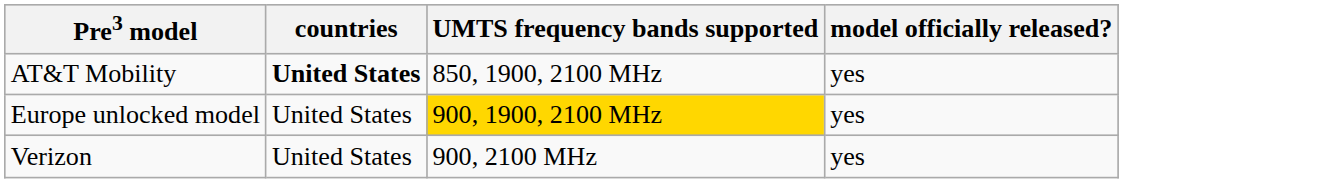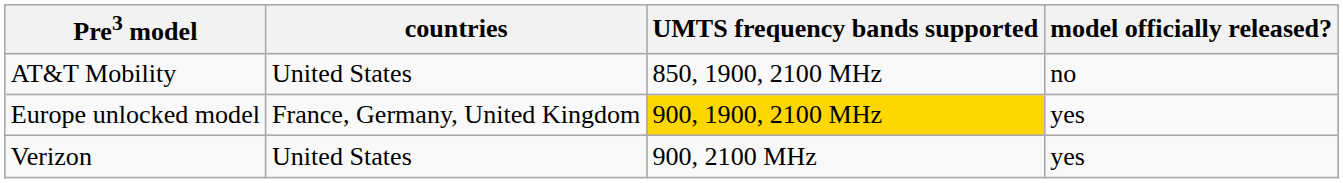(346, 73) bold -> (342, 73) normal
(848, 73) yes -> (1063, 73) no
(342, 114) United States -> (456, 114) France, Germany, United Kingdom
